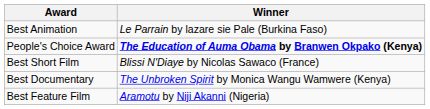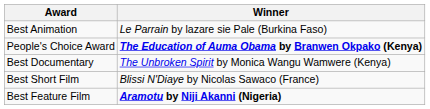rows swapped: (43, 63) <-> (50, 79)
(195, 96) normal -> (200, 96) bold
